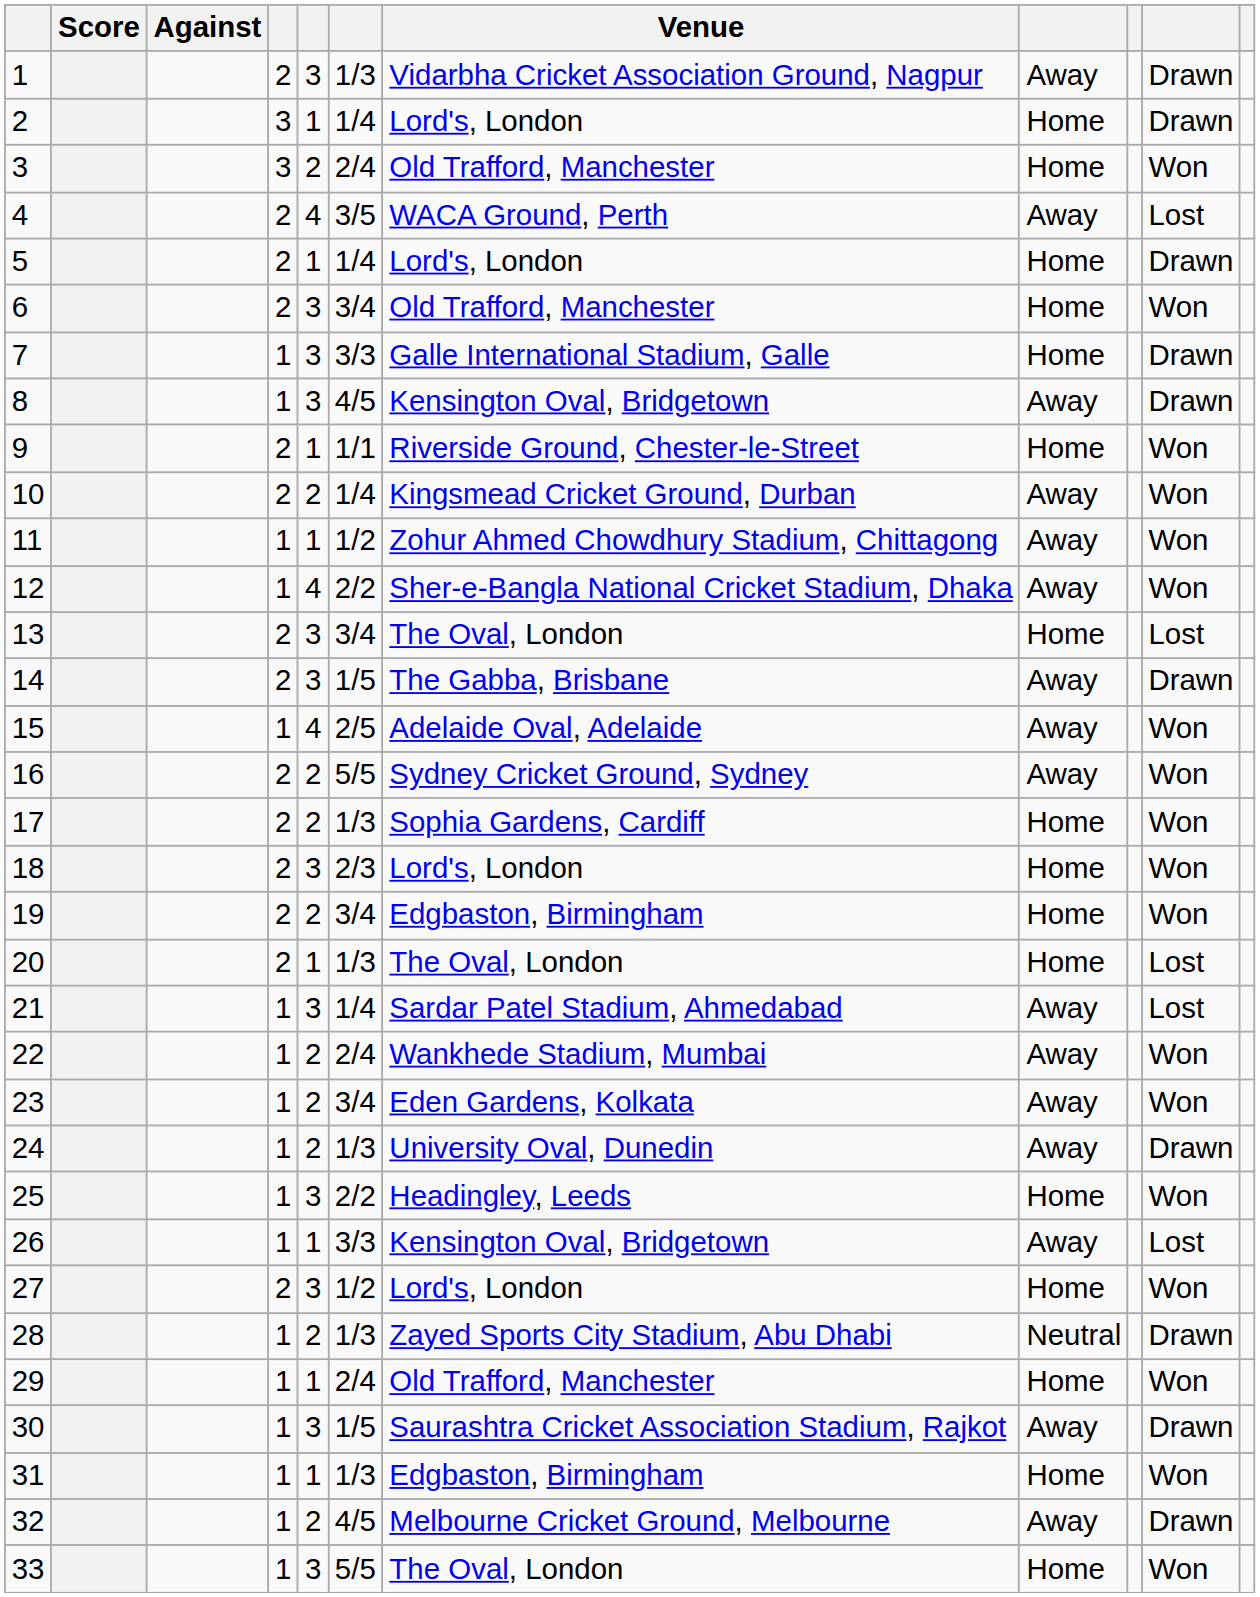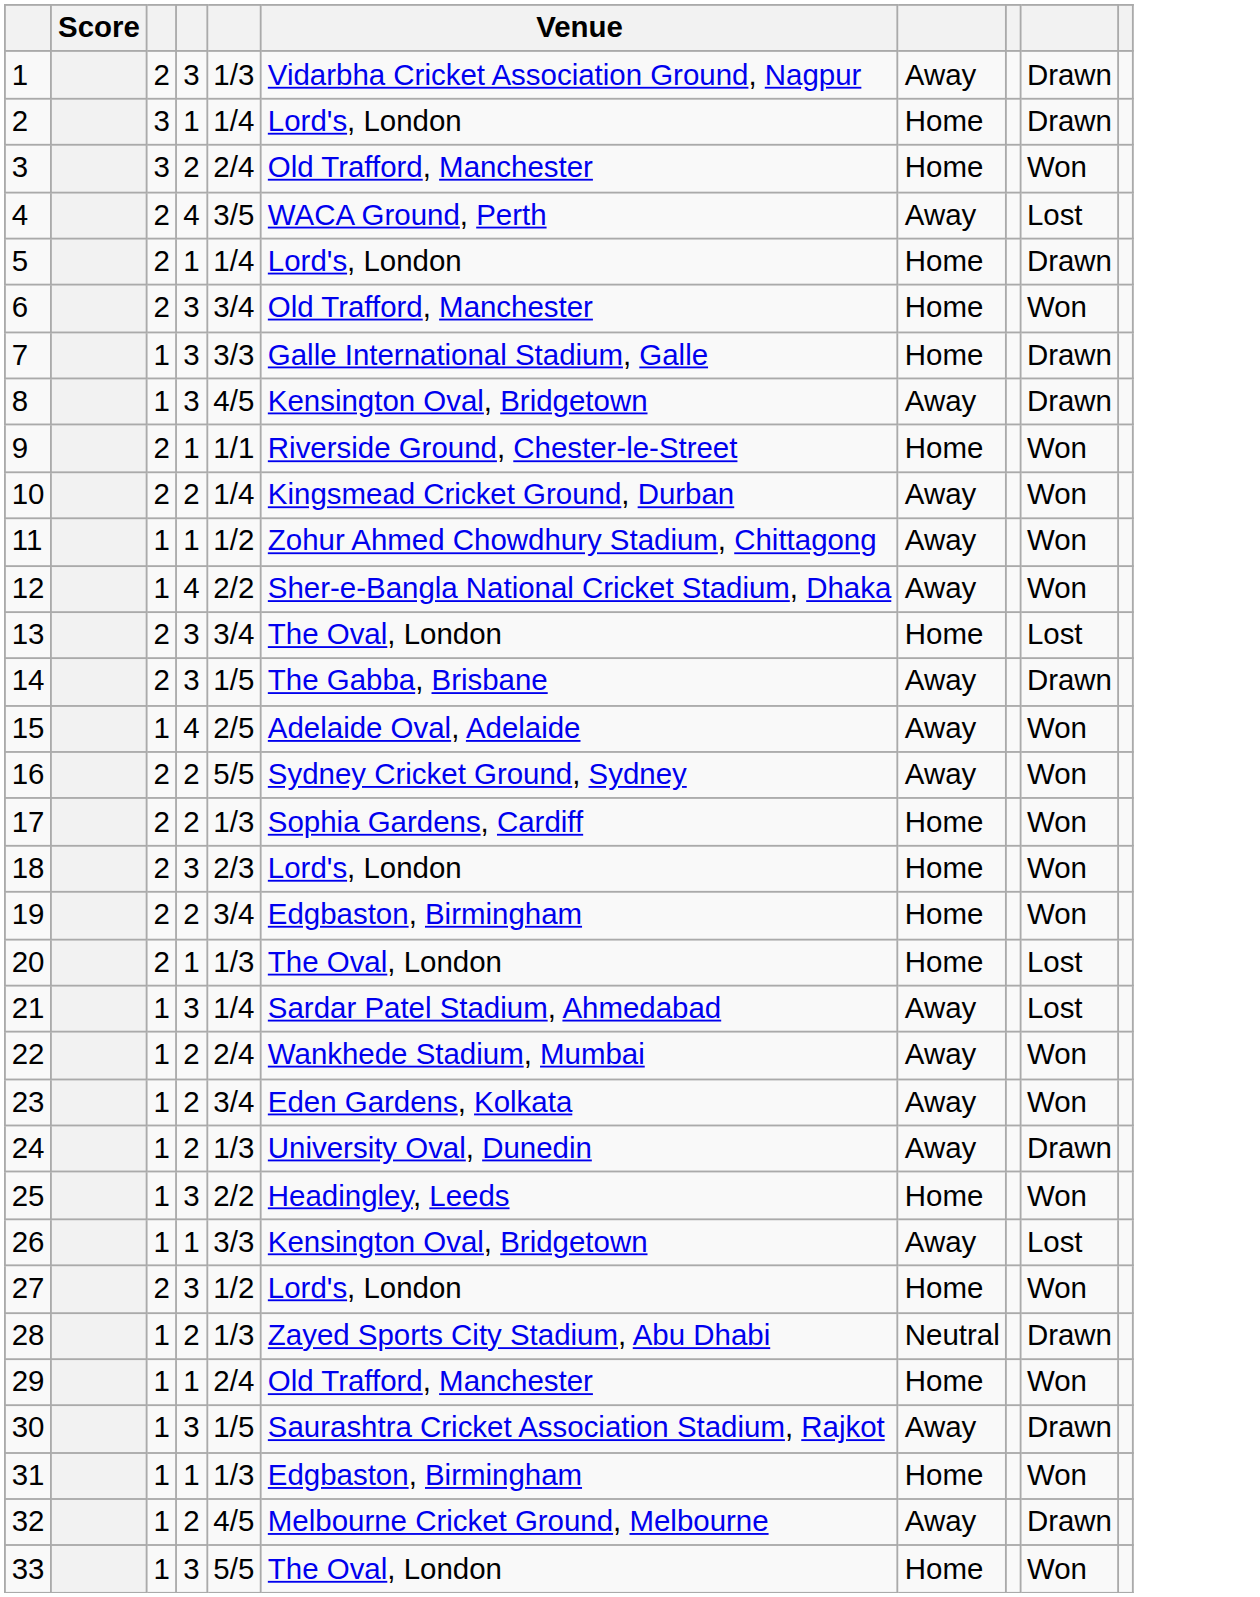- column: (207, 27)
